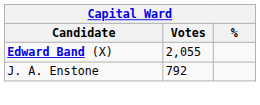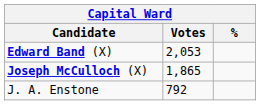(183, 52) 2,055 -> (183, 52) 2,053
+ row: (78, 71)
